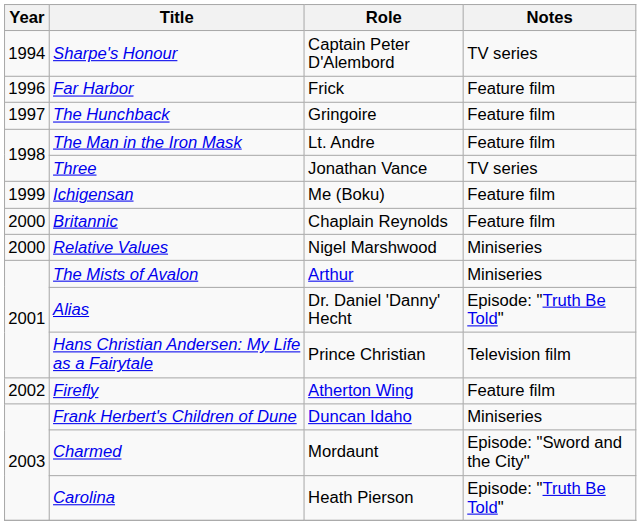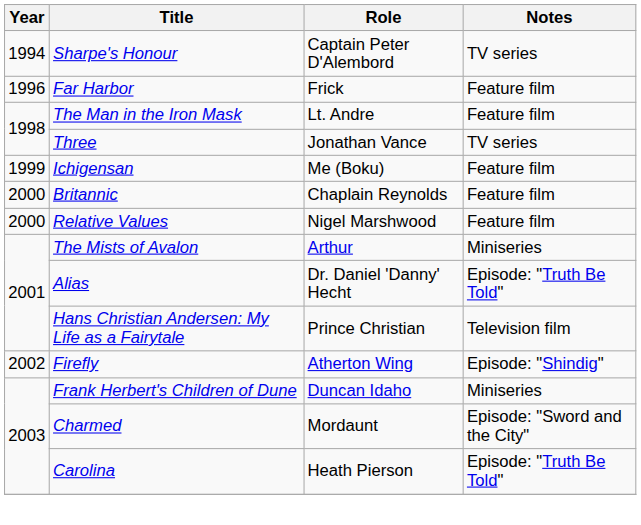- row: (111, 115)
(505, 247) Miniseries -> (511, 221) Feature film
(511, 390) Feature film -> (535, 364) Episode: "Shindig"
